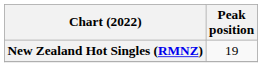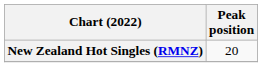(232, 51) 19 -> (232, 51) 20
